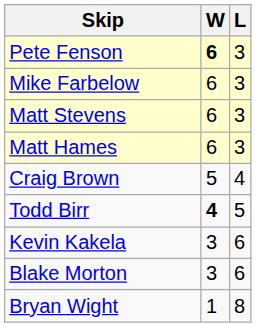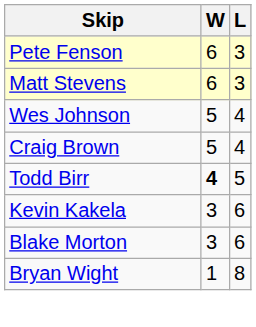(212, 52) bold -> (212, 52) normal
- row: (74, 83)
- row: (63, 147)
+ row: (70, 115)
